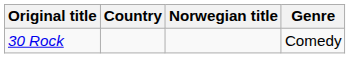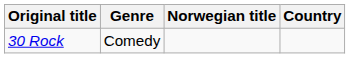columns swapped: (133, 16) <-> (313, 16)
